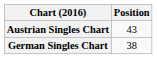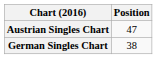(132, 29) 43 -> (132, 29) 47
